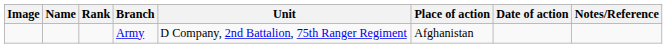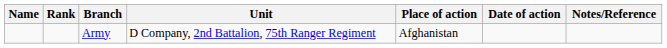- column: (24, 14)
